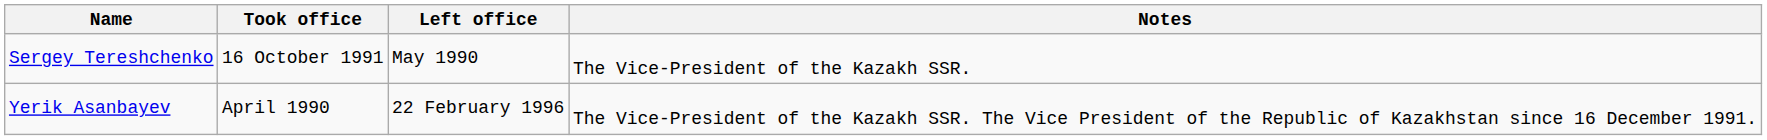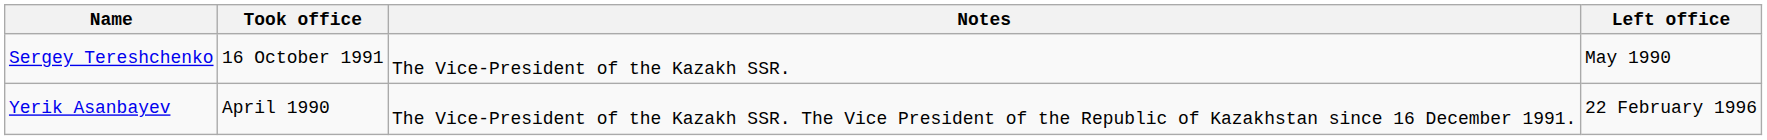columns swapped: (478, 19) <-> (1165, 19)
